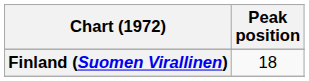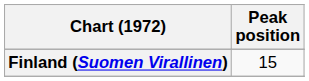(268, 62) 18 -> (268, 62) 15
